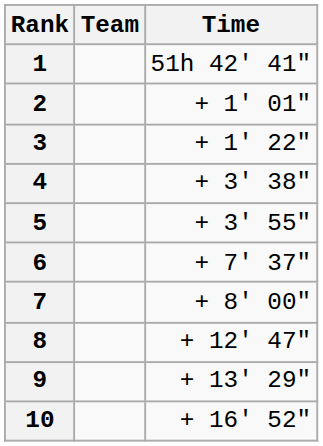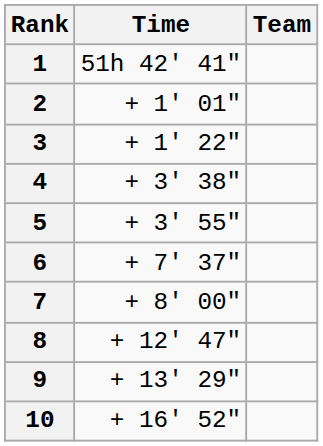columns swapped: (110, 25) <-> (231, 25)
